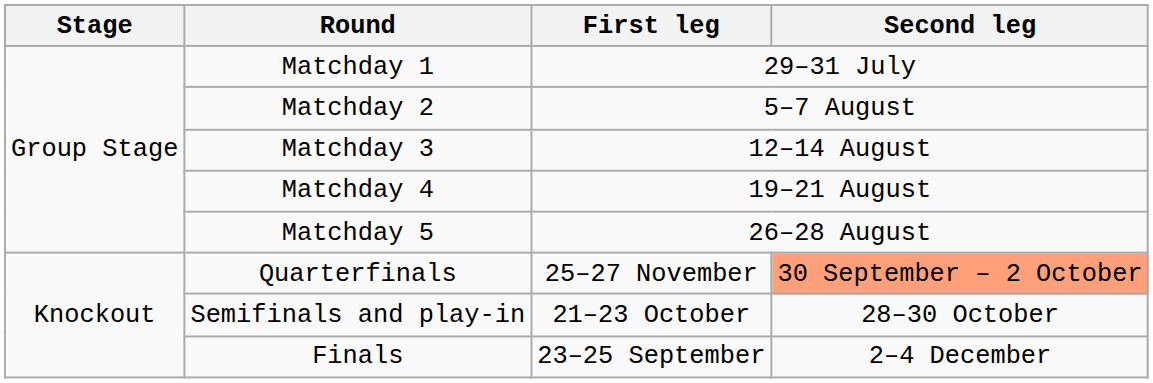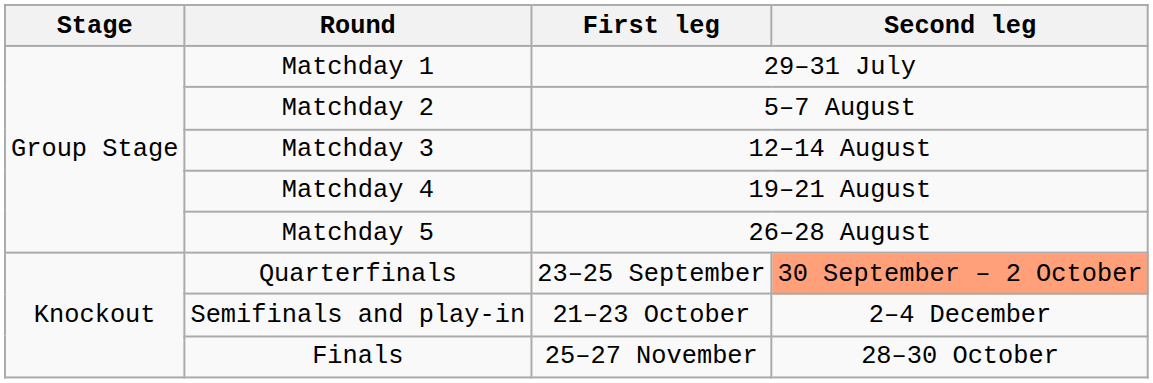(651, 274) 25–27 November -> (651, 274) 23–25 September
(960, 315) 28–30 October -> (960, 315) 2–4 December
(651, 356) 23–25 September -> (651, 356) 25–27 November
(960, 356) 2–4 December -> (960, 356) 28–30 October
